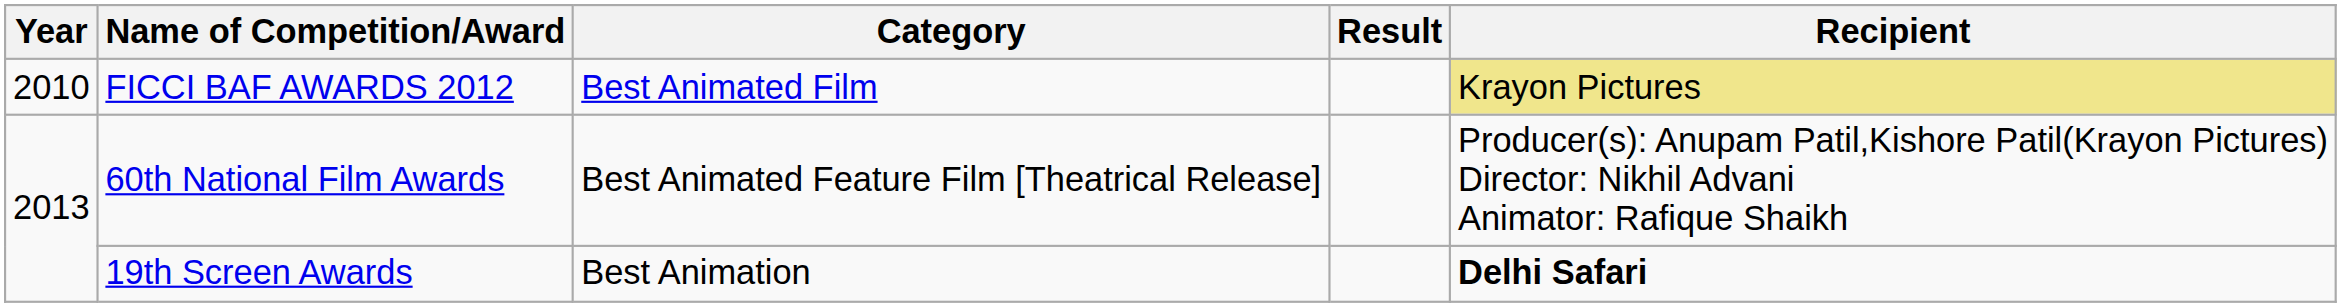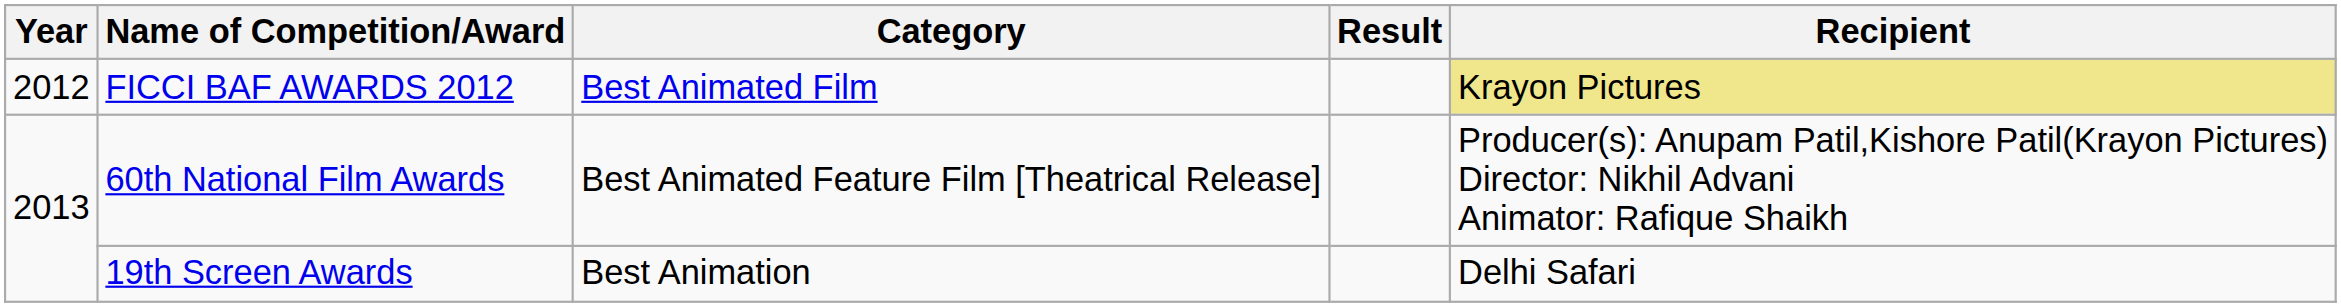(51, 86) 2010 -> (51, 86) 2012
(1553, 272) bold -> (1547, 272) normal
